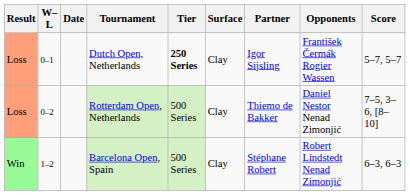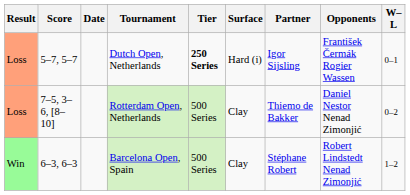columns swapped: (49, 18) <-> (383, 18)
(218, 59) Clay -> (245, 59) Hard (i)
